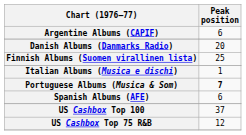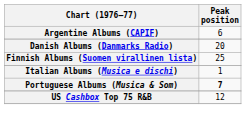- row: (102, 97)
- row: (102, 110)
